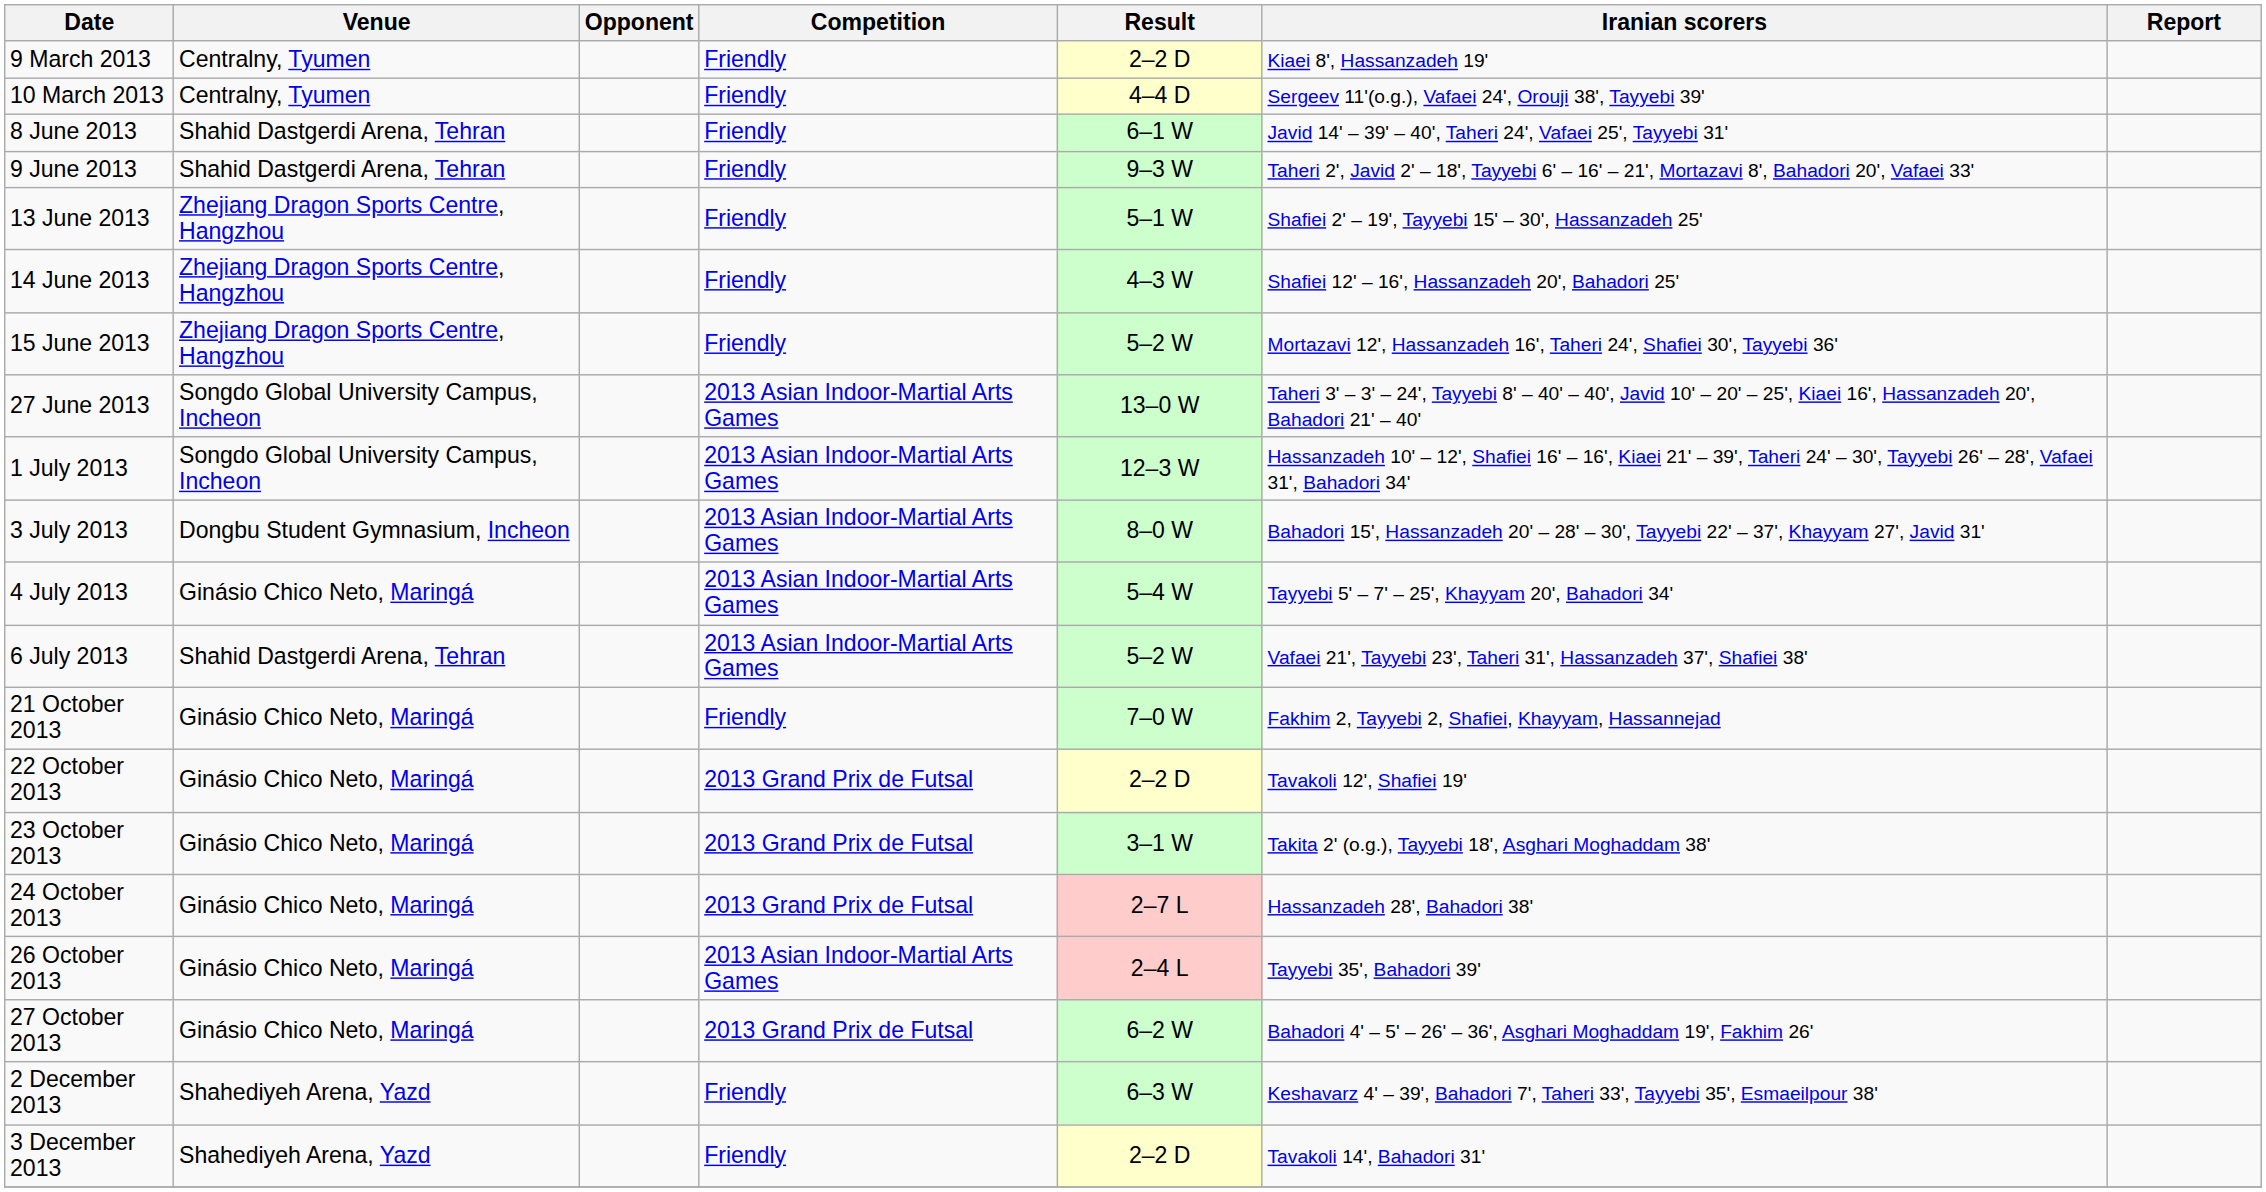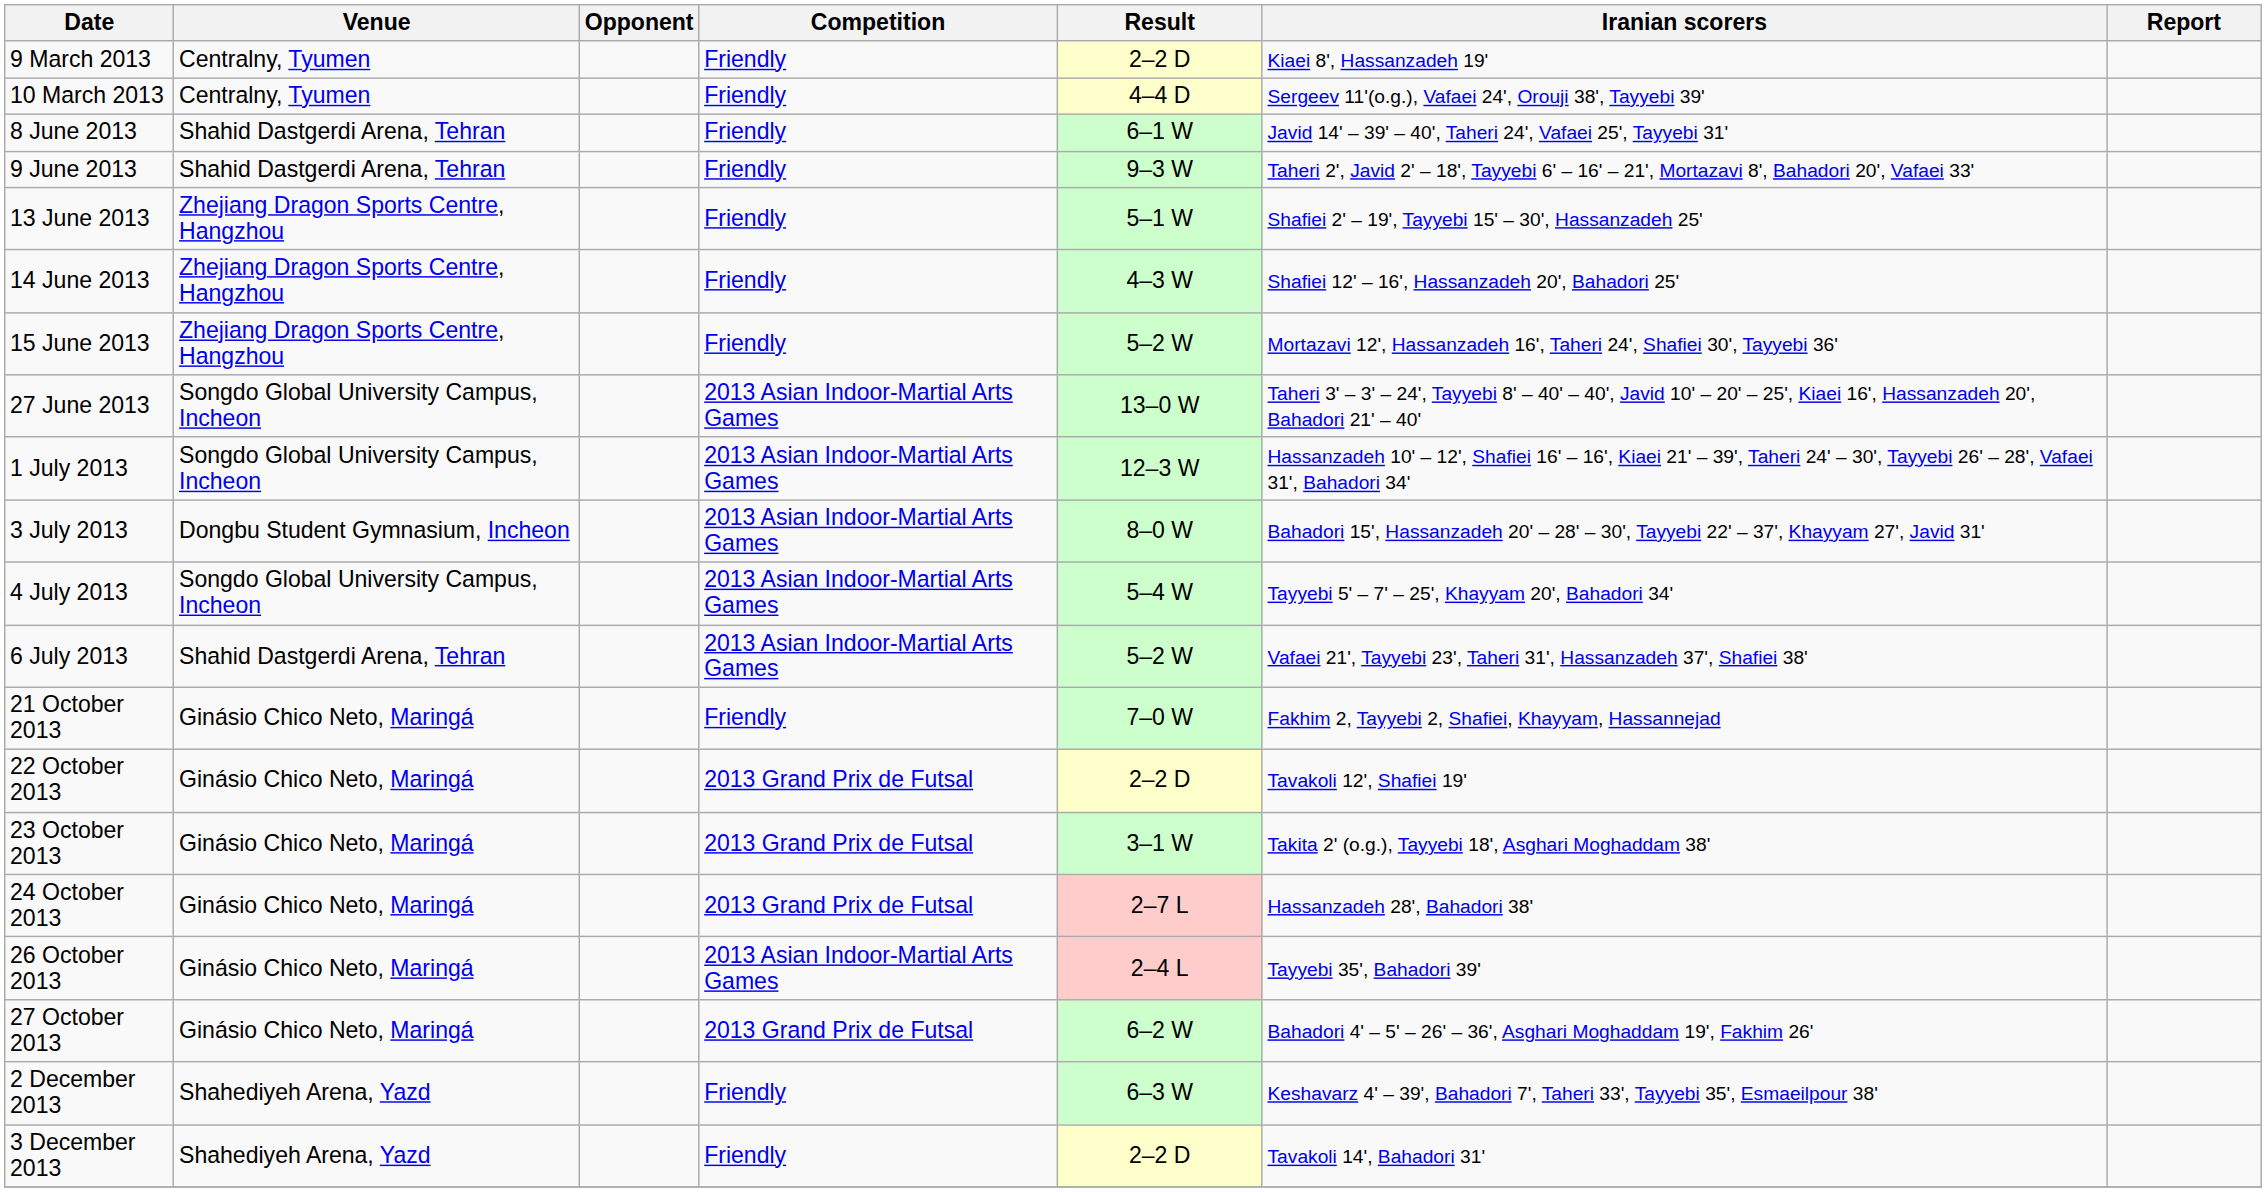(326, 593) Ginásio Chico Neto, Maringá -> (358, 593) Songdo Global University Campus, Incheon
